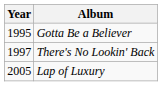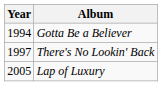(19, 33) 1995 -> (19, 33) 1994
